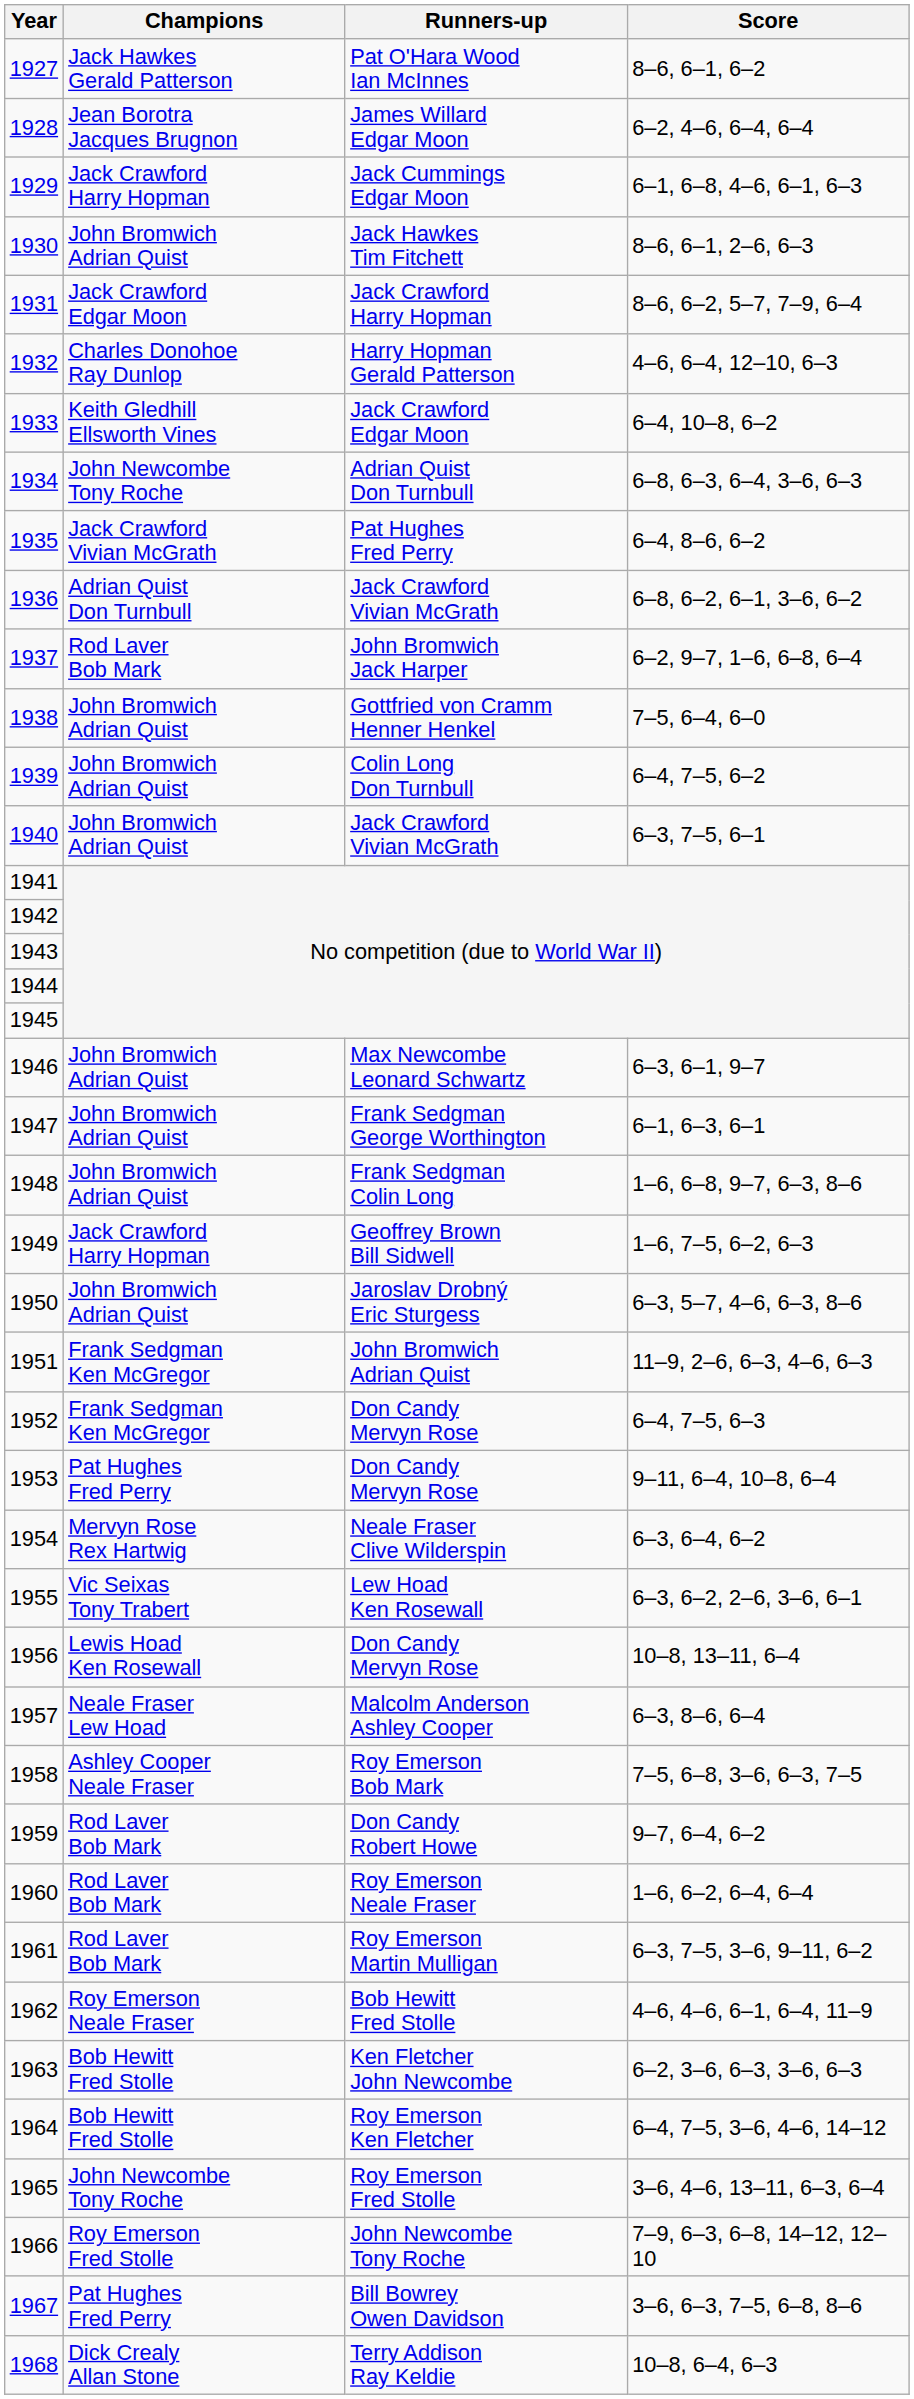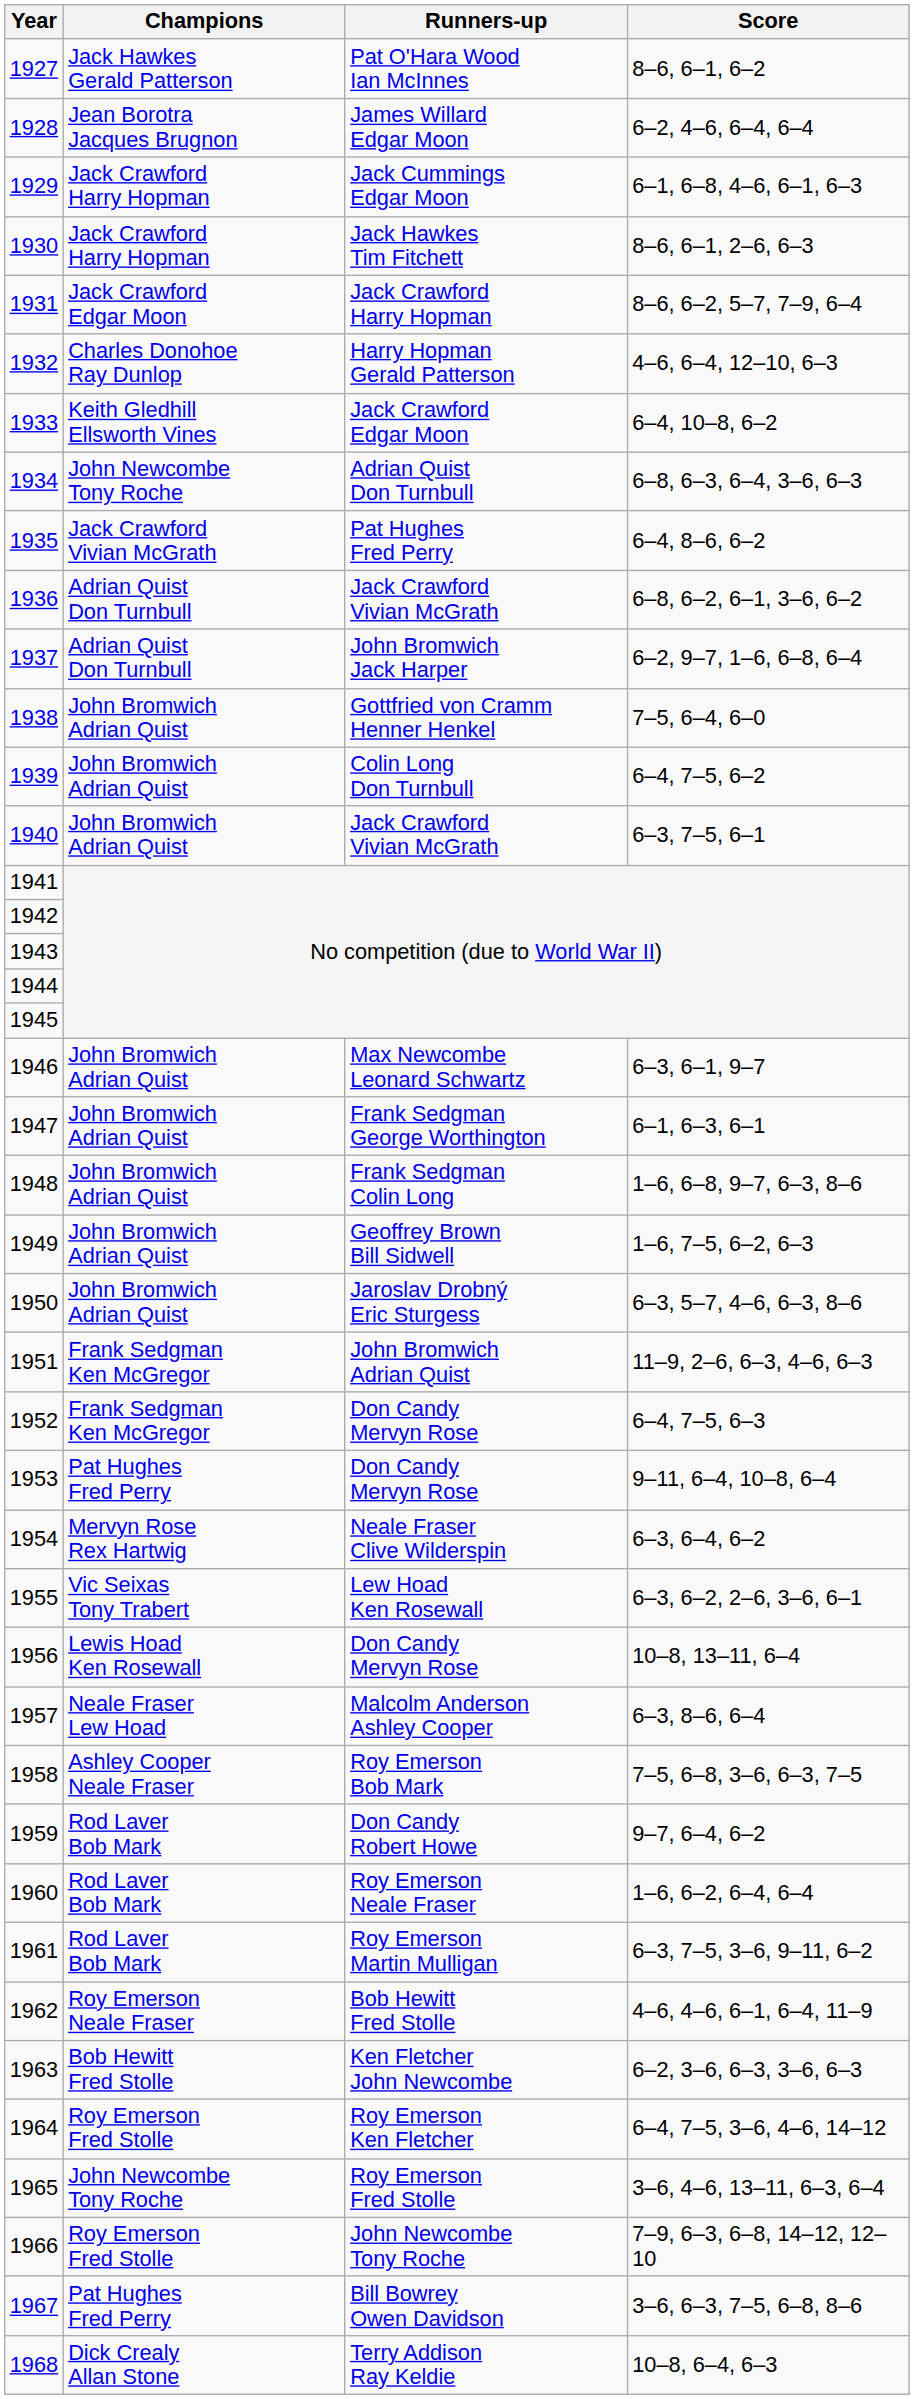(143, 245) John Bromwich Adrian Quist -> (139, 245) Jack Crawford Harry Hopman
(118, 658) Rod Laver Bob Mark -> (130, 658) Adrian Quist Don Turnbull
(139, 1243) Jack Crawford Harry Hopman -> (143, 1243) John Bromwich Adrian Quist
(121, 2128) Bob Hewitt Fred Stolle -> (134, 2128) Roy Emerson Fred Stolle
